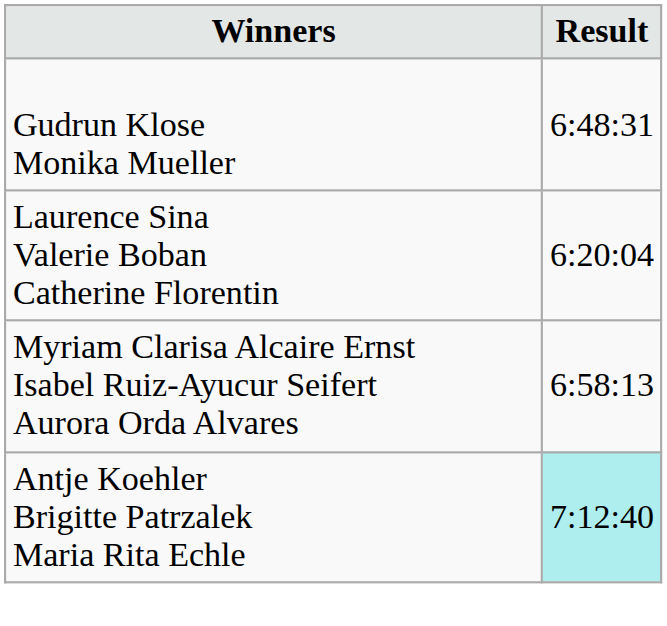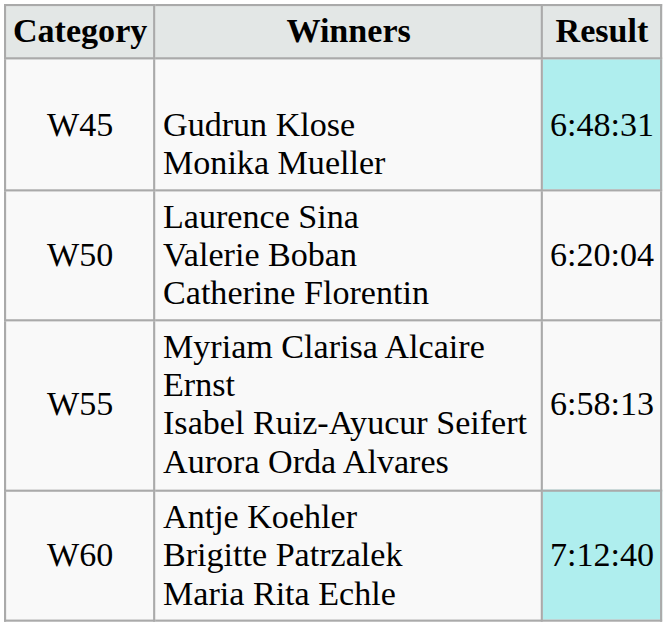+ column: (80, 31)
(602, 123) no background -> (602, 123) paleturquoise background
